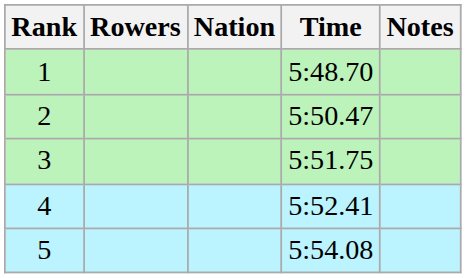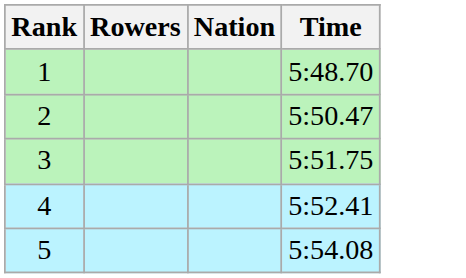- column: (420, 26)
